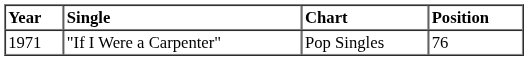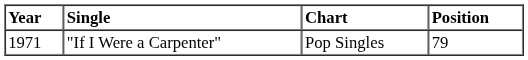(440, 42) 76 -> (440, 42) 79
